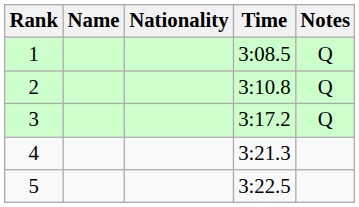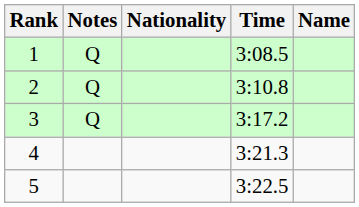columns swapped: (94, 20) <-> (325, 20)
